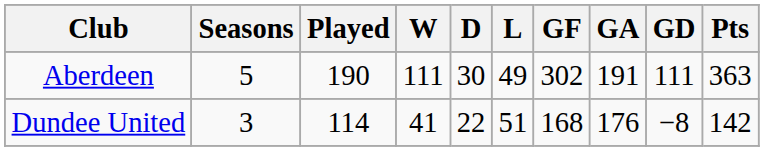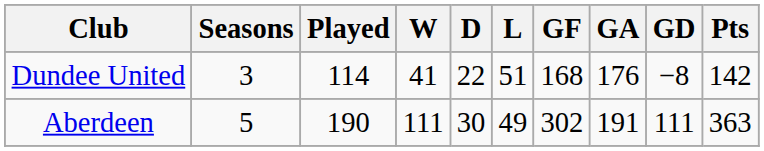rows swapped: (98, 75) <-> (98, 122)
